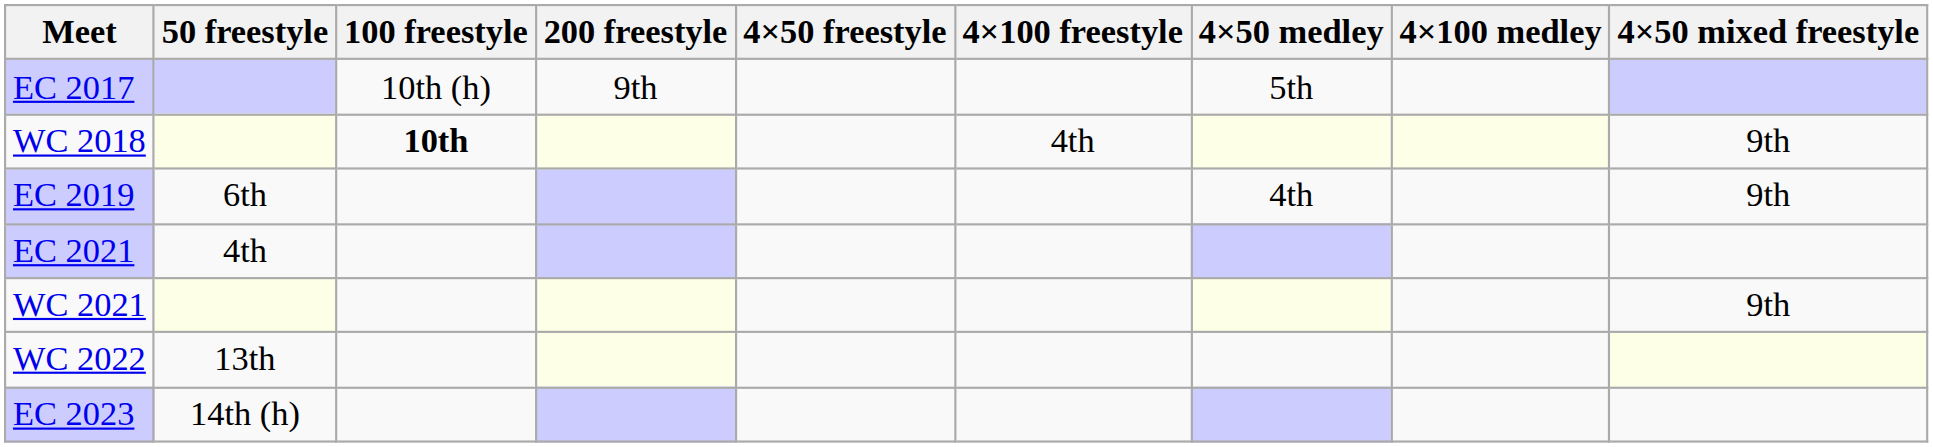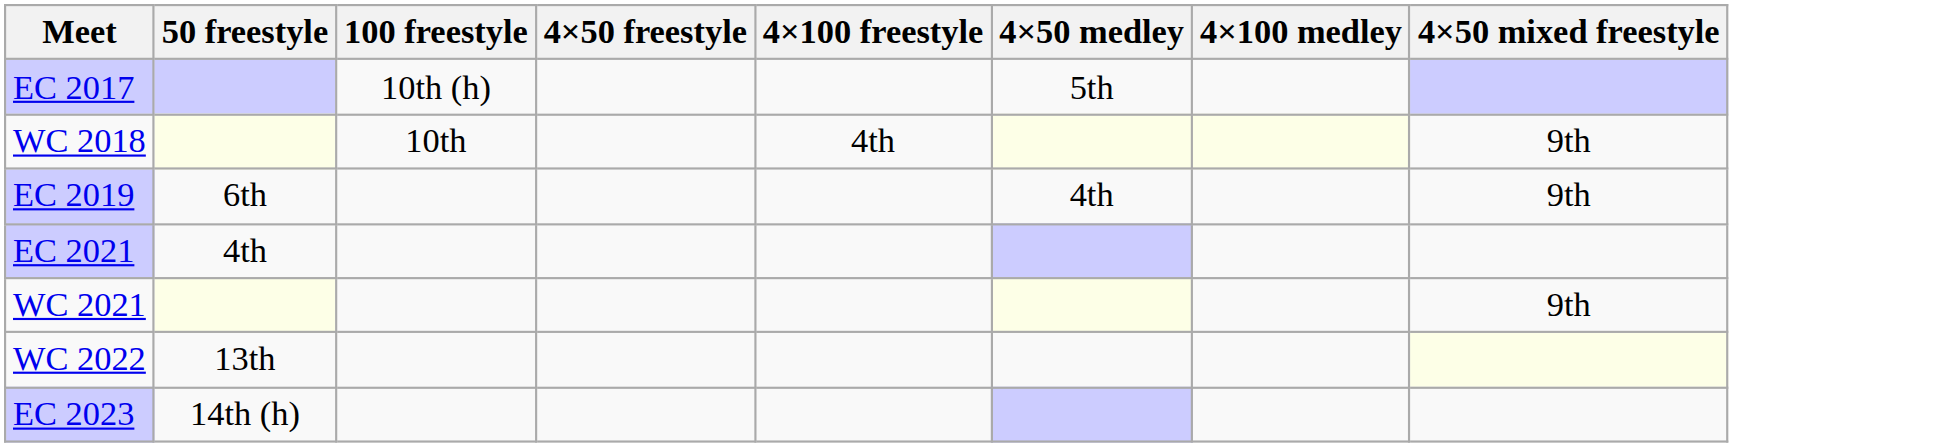- column: (636, 31)
(436, 140) bold -> (436, 140) normal
